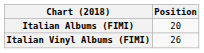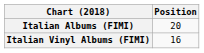(176, 40) 26 -> (176, 40) 16
